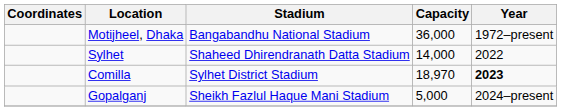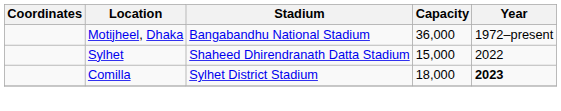(435, 55) 14,000 -> (435, 55) 15,000
(435, 75) 18,970 -> (435, 75) 18,000
- row: (117, 95)
